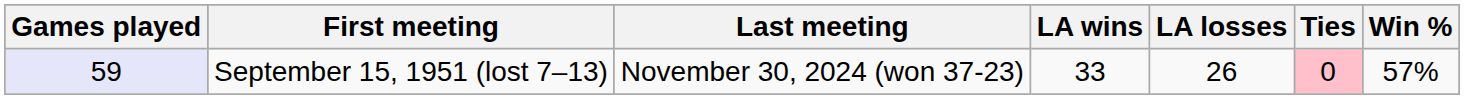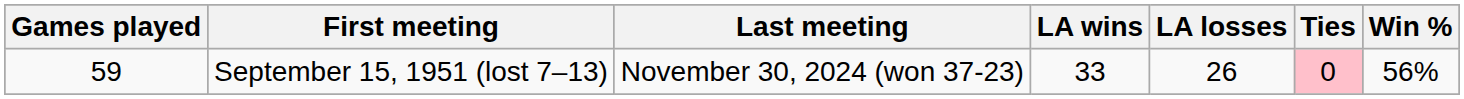(106, 71) lavender background -> (106, 71) no background
(1411, 71) 57% -> (1411, 71) 56%
